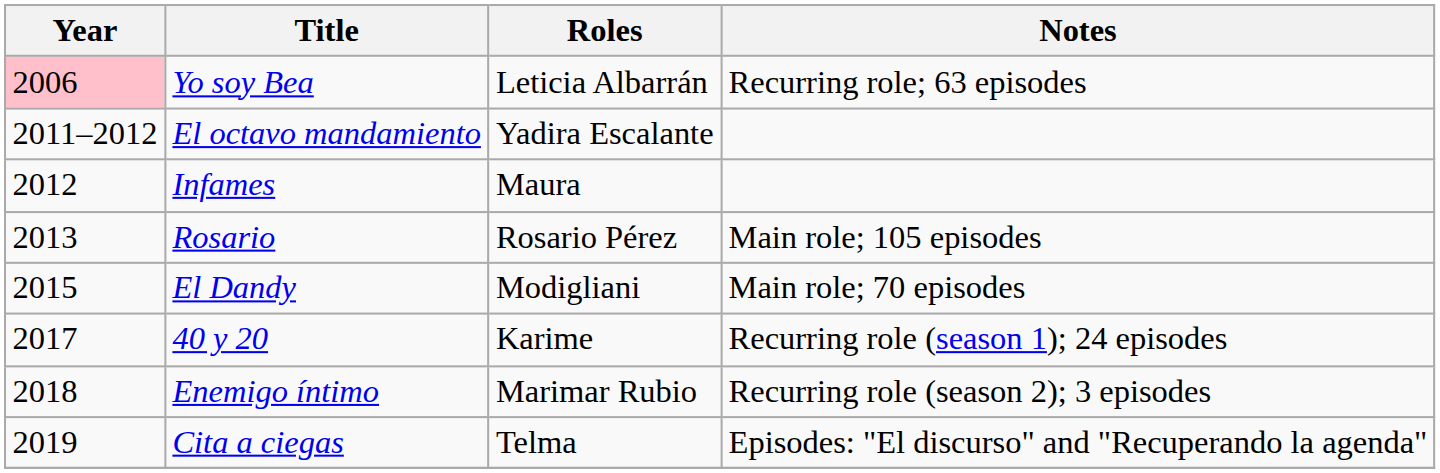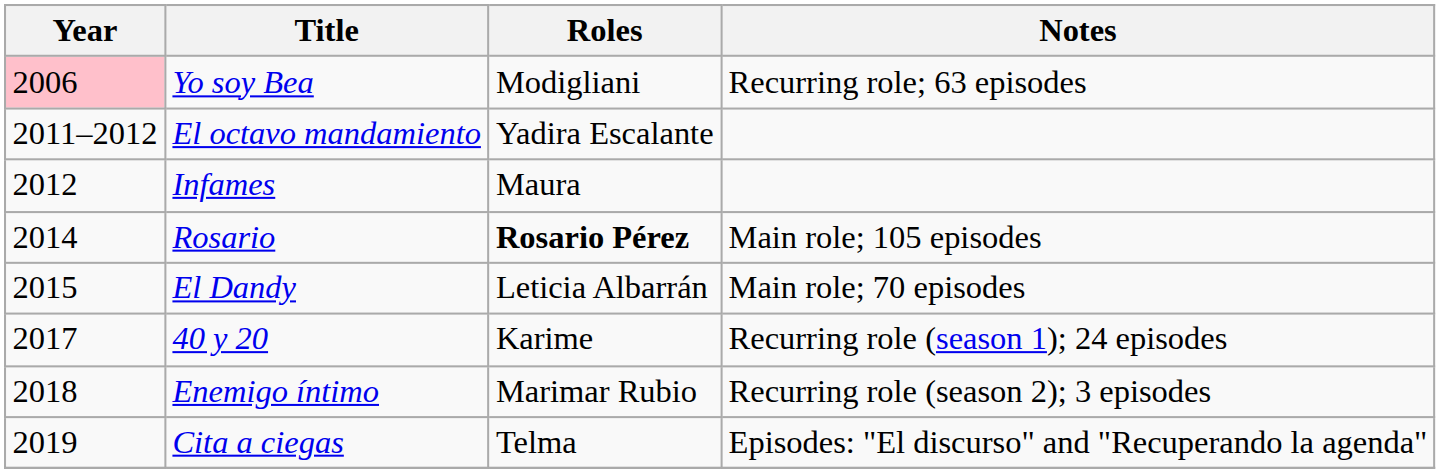(602, 81) Leticia Albarrán -> (568, 81) Modigliani
(45, 236) 2013 -> (45, 236) 2014
(587, 236) normal -> (593, 236) bold
(568, 287) Modigliani -> (602, 287) Leticia Albarrán
